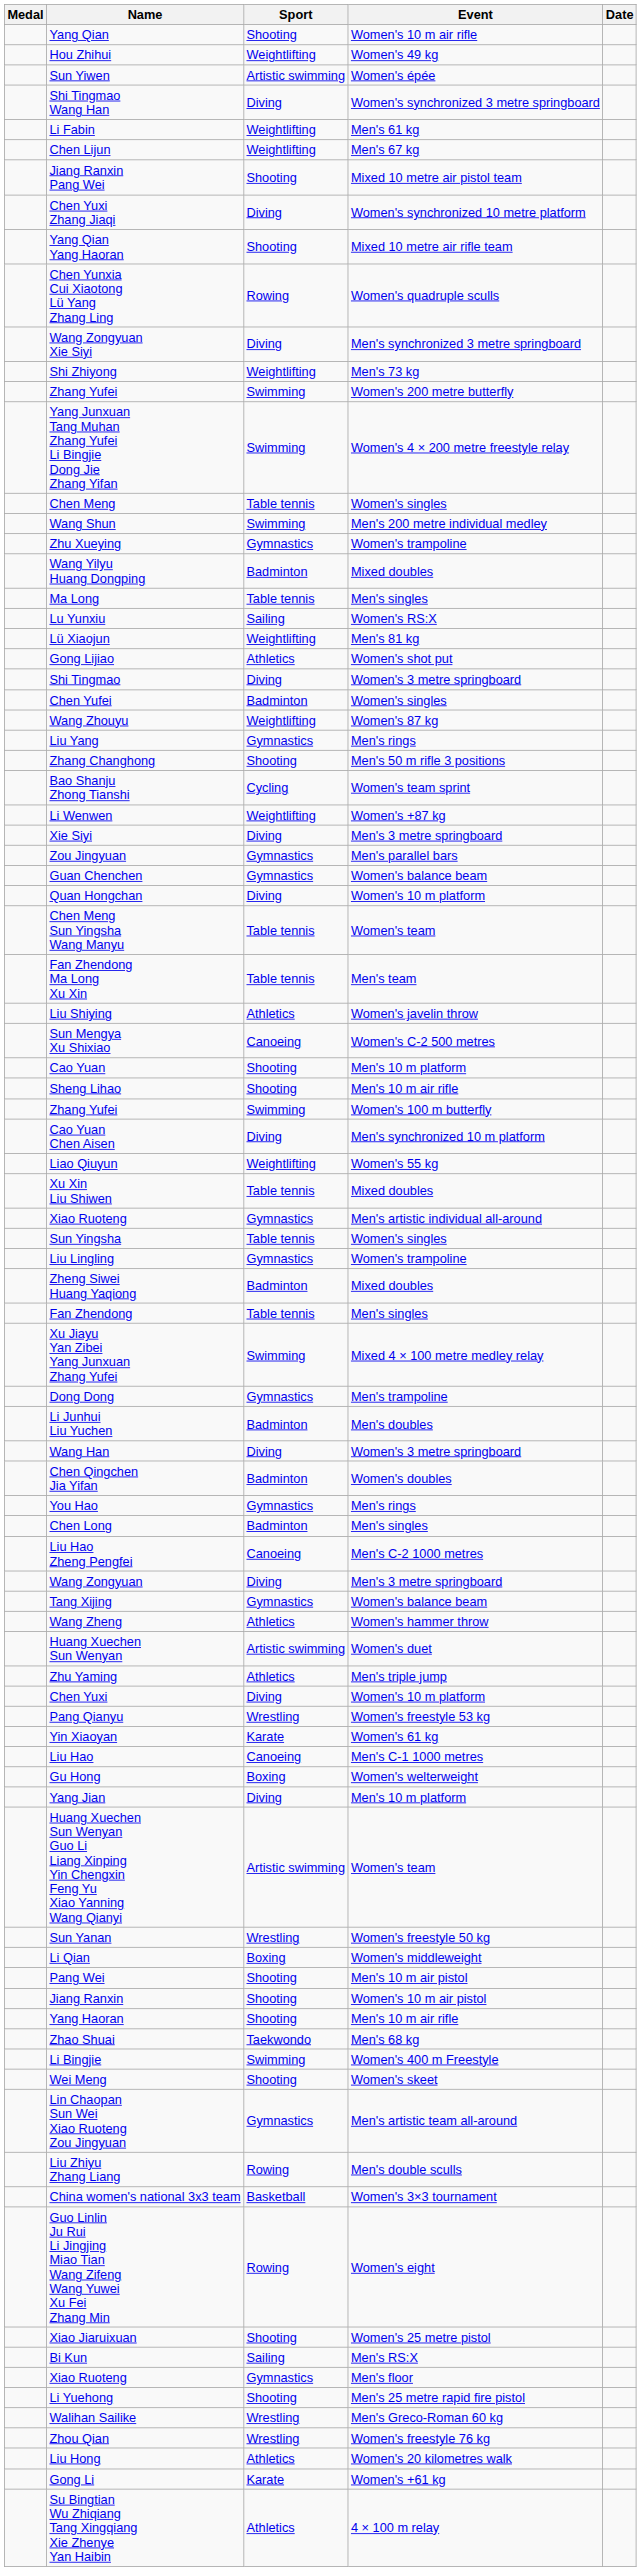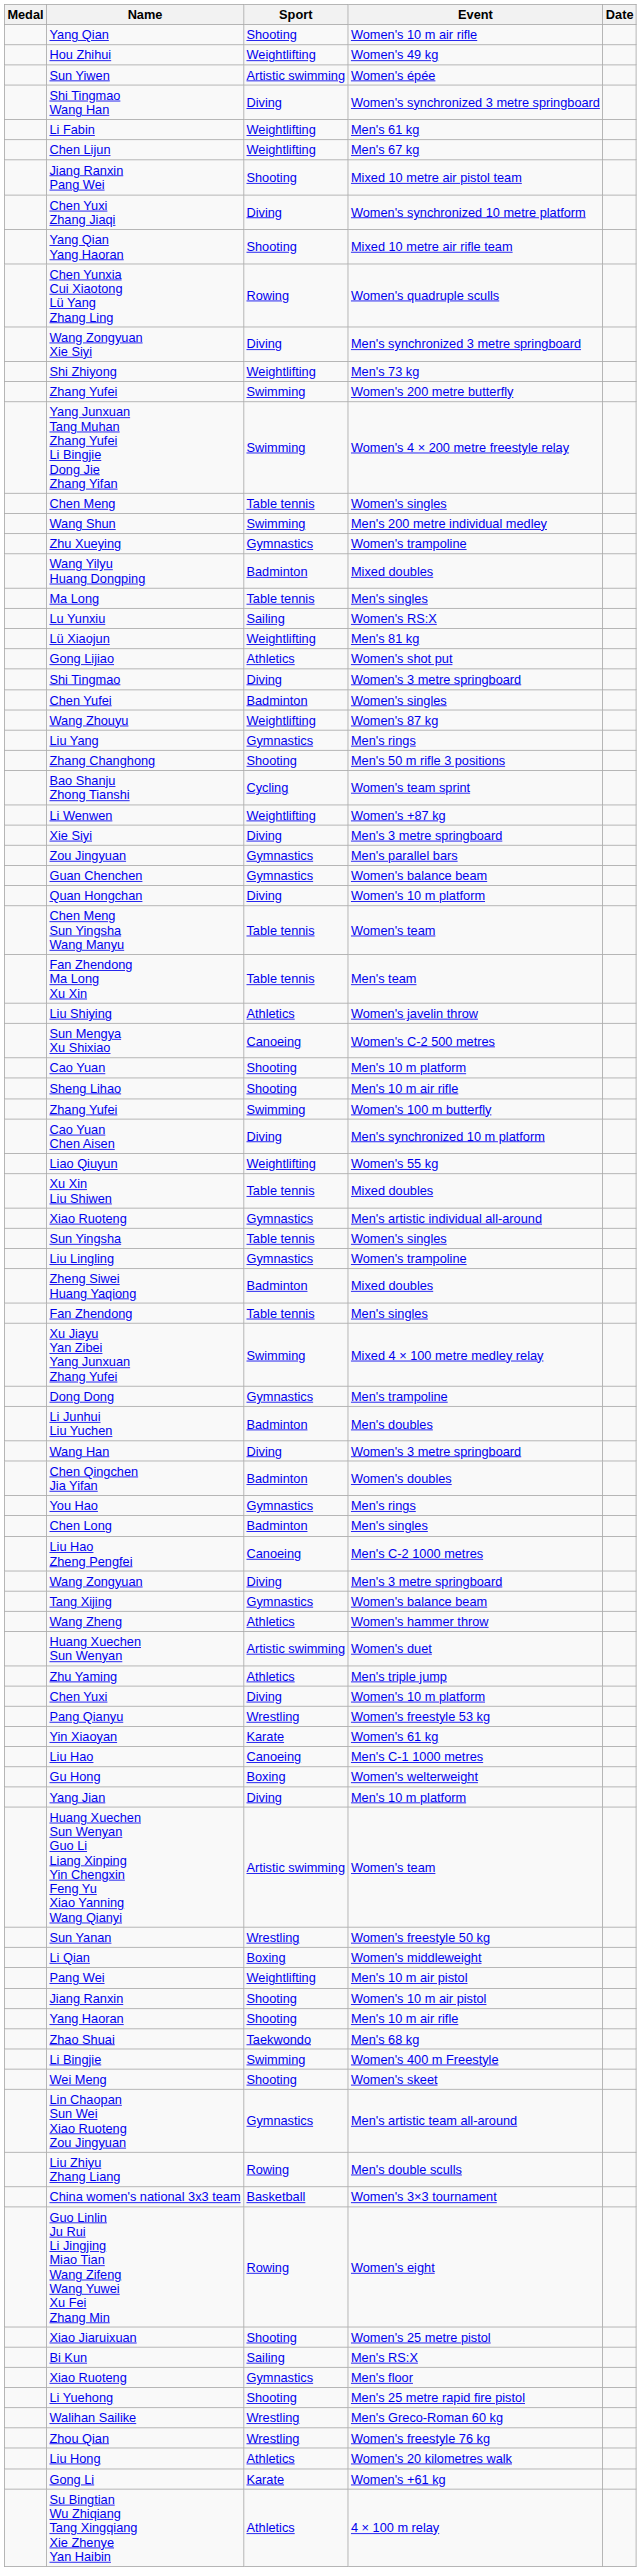(272, 1978) Shooting -> (281, 1978) Weightlifting
